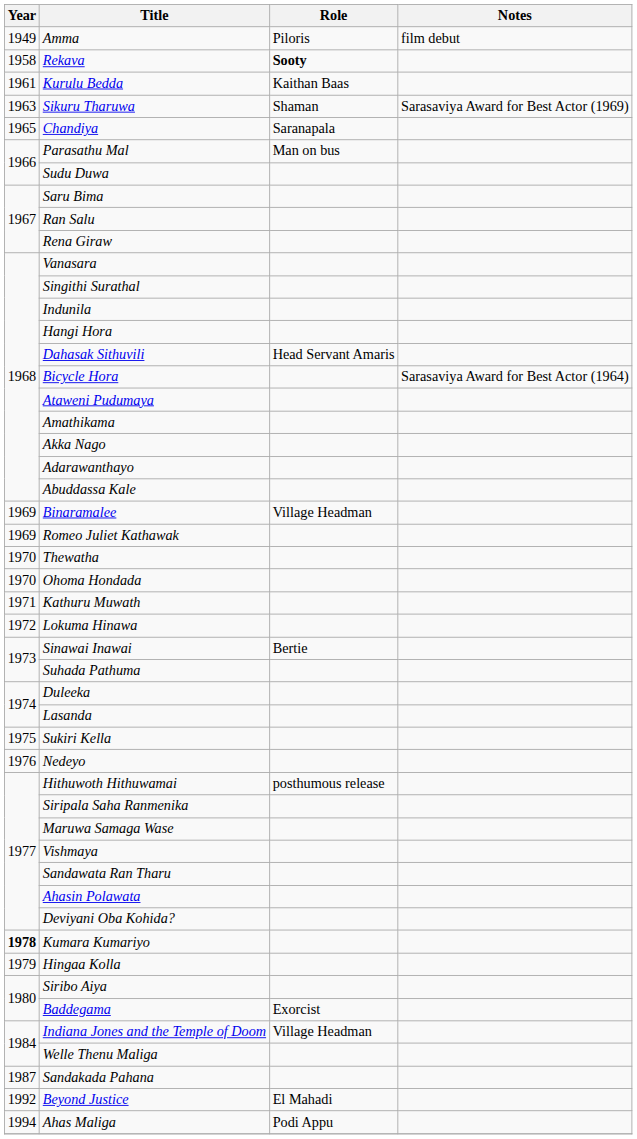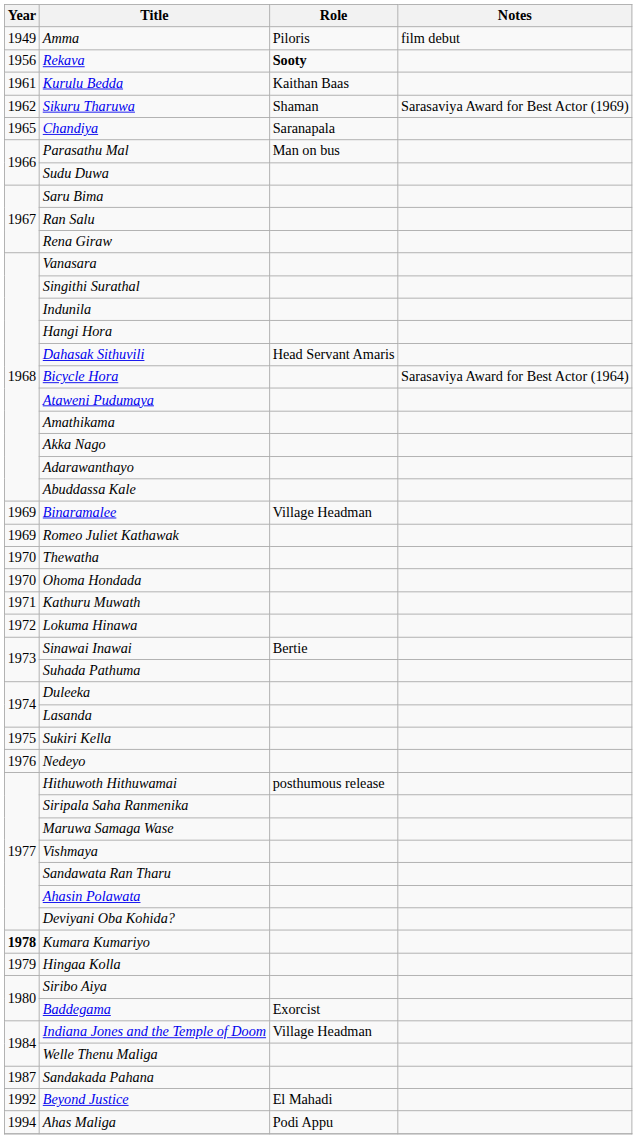(22, 60) 1958 -> (22, 60) 1956
(22, 106) 1963 -> (22, 106) 1962
